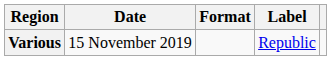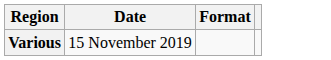- column: (287, 17)
